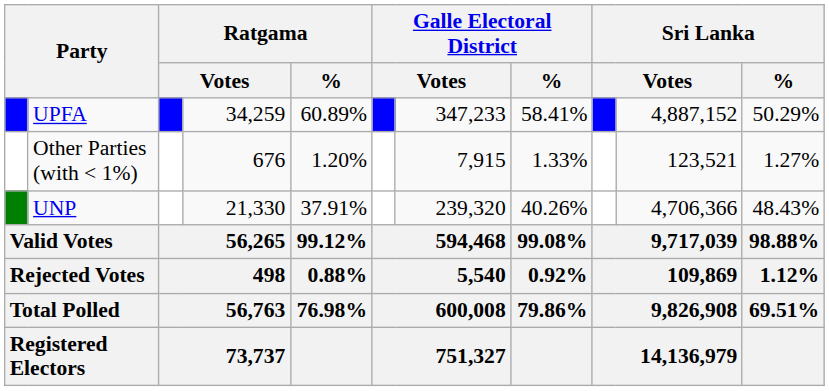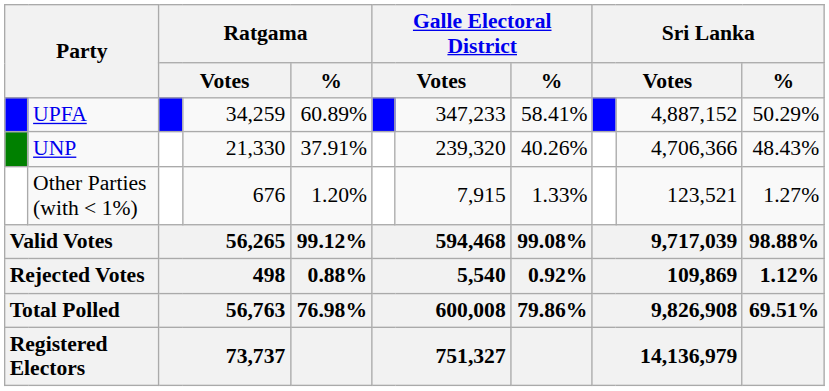rows swapped: (55, 207) <-> (90, 160)
